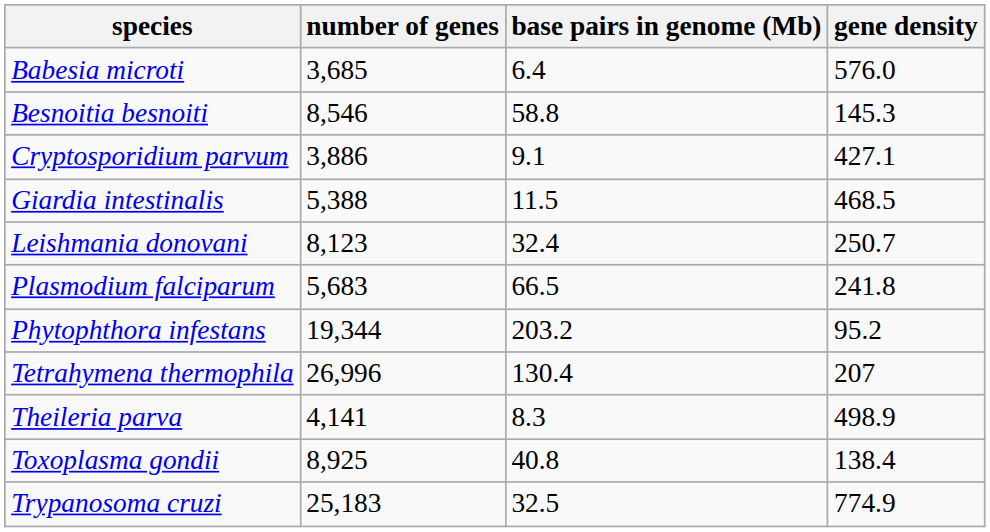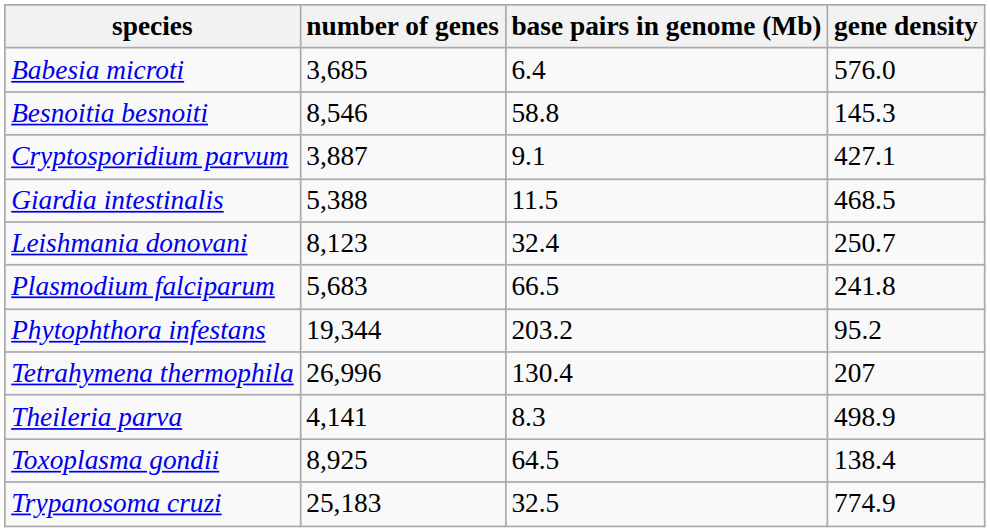(337, 156) 3,886 -> (337, 156) 3,887
(535, 460) 40.8 -> (535, 460) 64.5
